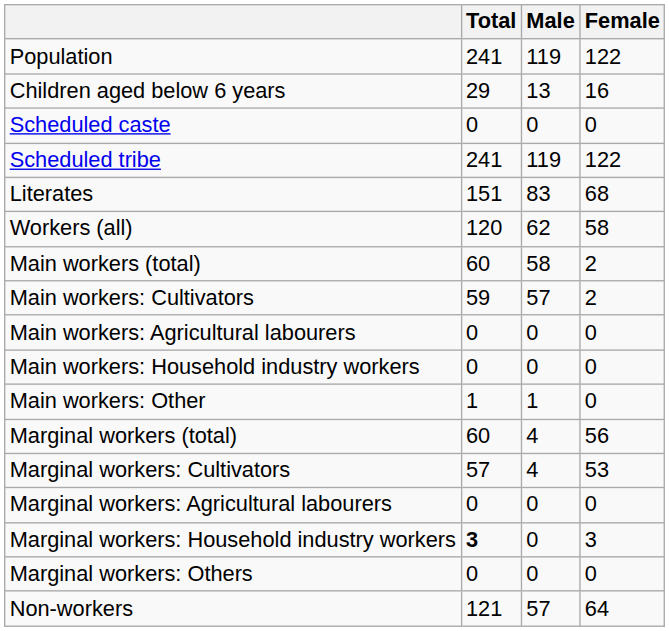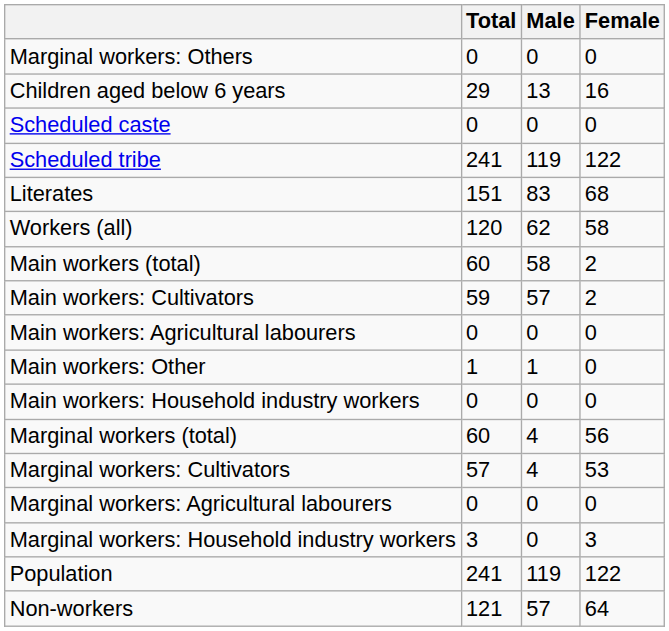rows swapped: (61, 56) <-> (131, 573)
rows swapped: (215, 366) <-> (108, 401)
(472, 539) bold -> (472, 539) normal
